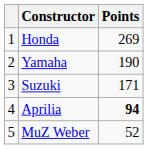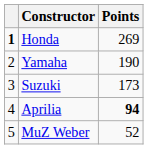(11, 39) normal -> (11, 39) bold
(129, 86) 171 -> (129, 86) 173
